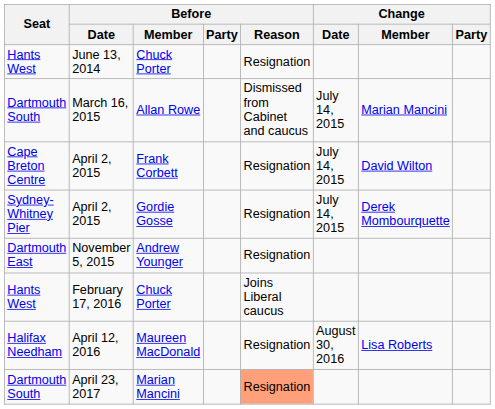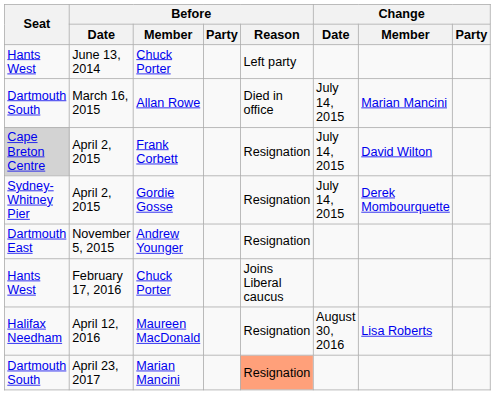(277, 61) Resignation -> (270, 61) Left party
(276, 110) Dismissed from Cabinet and caucus -> (263, 103) Died in office
(26, 165) no background -> (26, 151) lightgrey background
